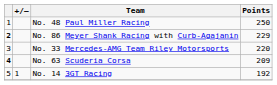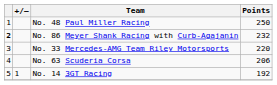(263, 36) 229 -> (263, 36) 232
(9, 61) bold -> (9, 61) normal
(263, 61) 209 -> (263, 61) 206
